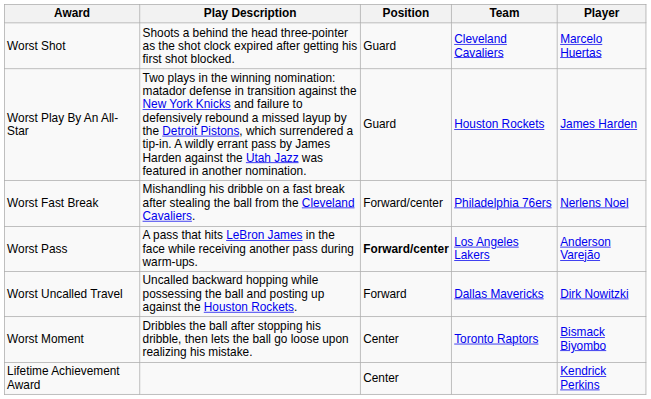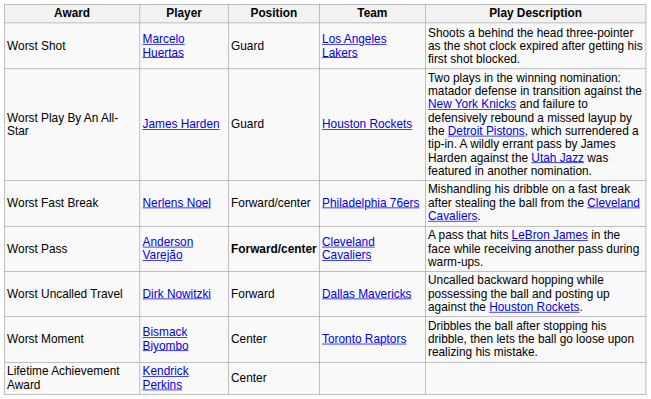columns swapped: (602, 13) <-> (250, 13)
(481, 45) Cleveland Cavaliers -> (354, 45) Los Angeles Lakers
(486, 248) Los Angeles Lakers -> (348, 248) Cleveland Cavaliers
